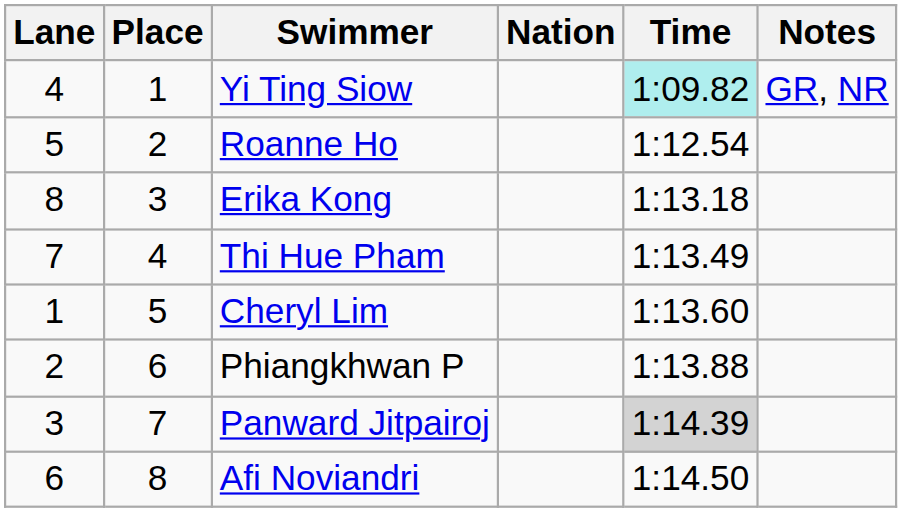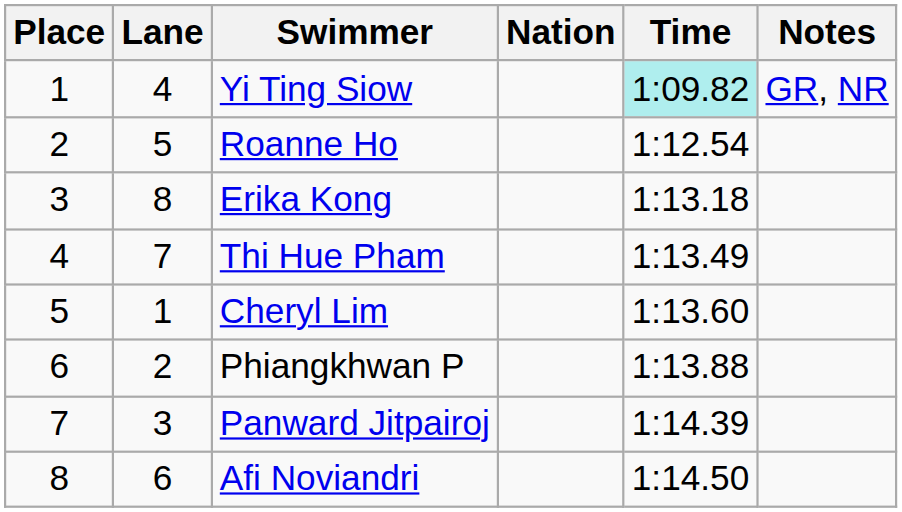columns swapped: (158, 32) <-> (54, 32)
(691, 423) lightgrey background -> (691, 423) no background
